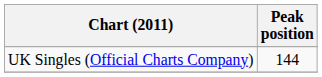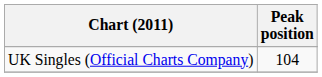(287, 59) 144 -> (287, 59) 104
